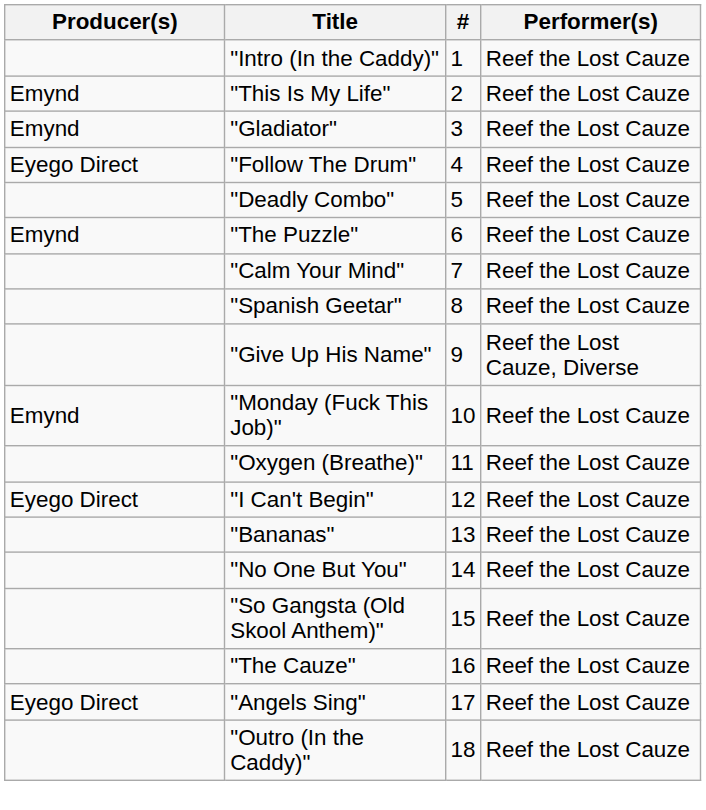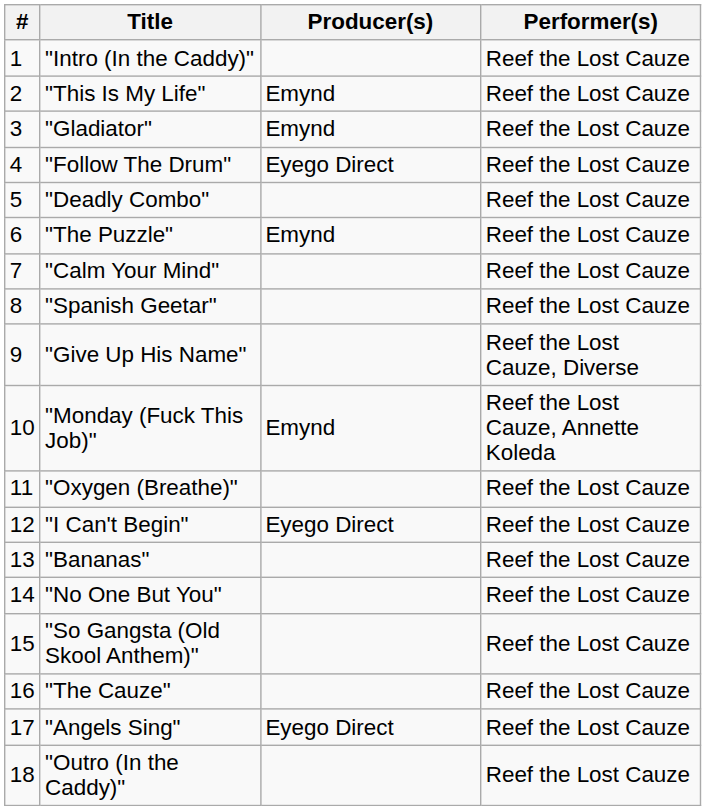columns swapped: (463, 22) <-> (115, 22)
(588, 415) Reef the Lost Cauze -> (562, 427) Reef the Lost Cauze, Annette Koleda
